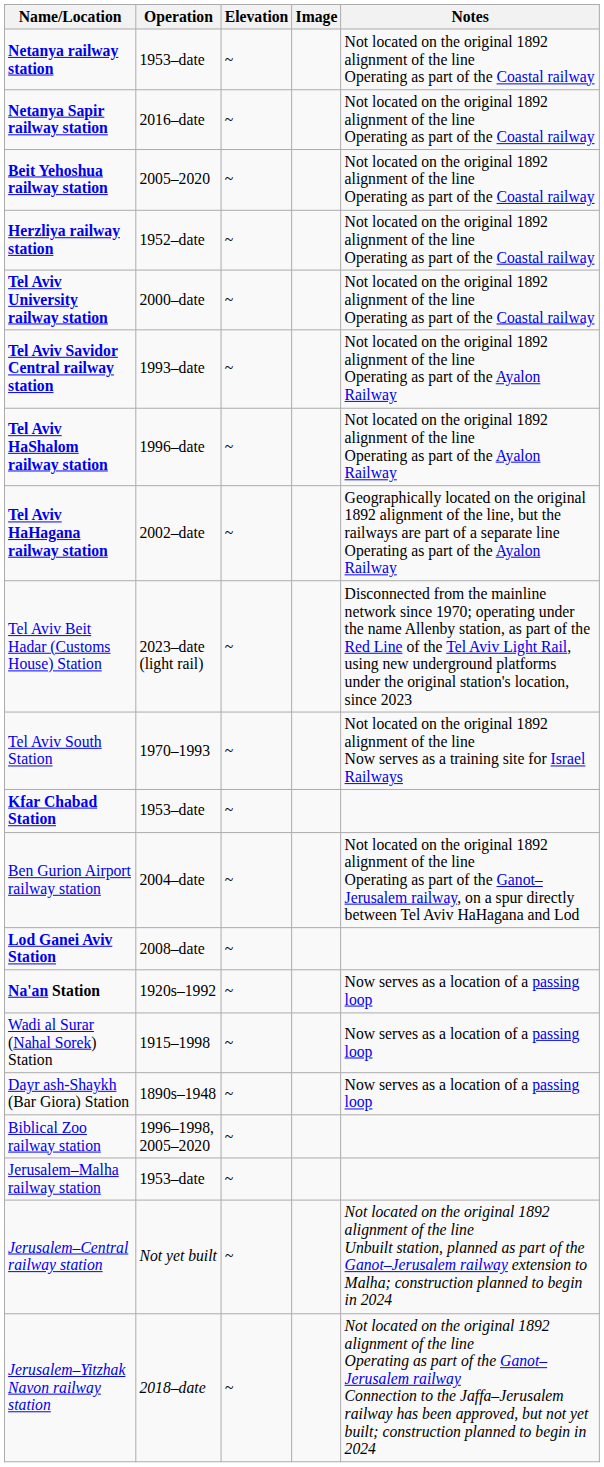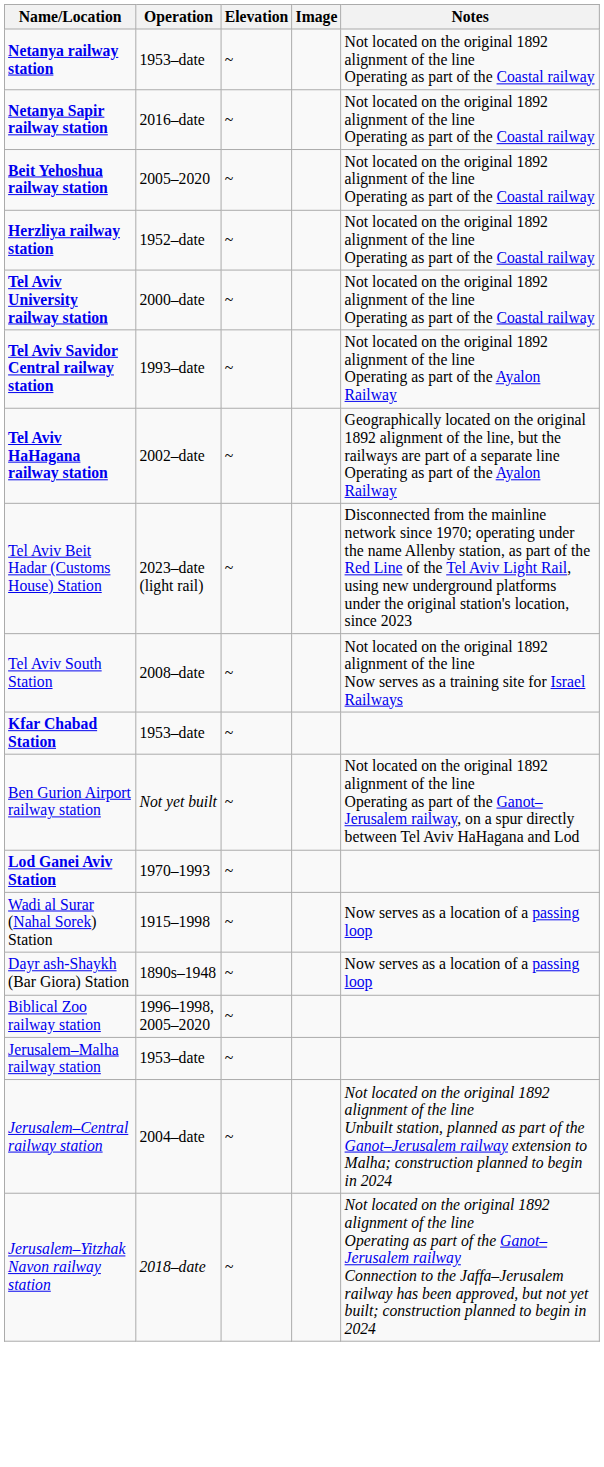- row: (58, 446)
(175, 750) 1970–1993 -> (172, 672) 2008–date
(172, 879) 2004–date -> (178, 802) Not yet built
(172, 948) 2008–date -> (175, 871) 1970–1993
- row: (54, 991)
(178, 1256) Not yet built -> (172, 1136) 2004–date
